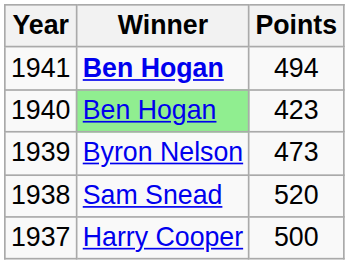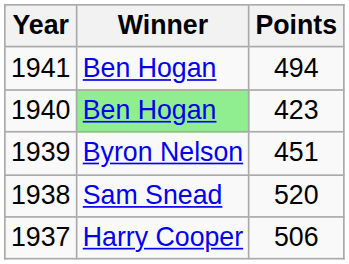(153, 68) bold -> (150, 68) normal
(296, 152) 473 -> (296, 152) 451
(296, 237) 500 -> (296, 237) 506
